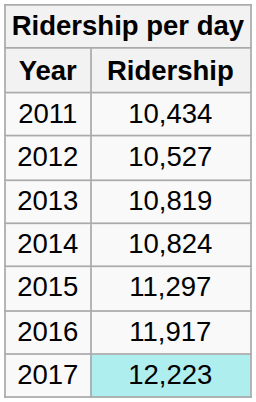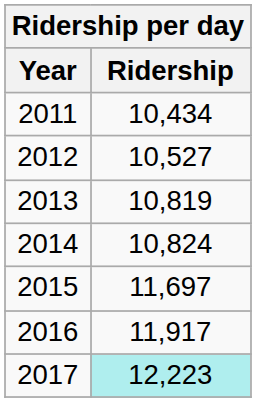(170, 288) 11,297 -> (170, 288) 11,697
